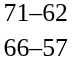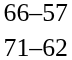rows swapped: (36, 47) <-> (36, 12)
